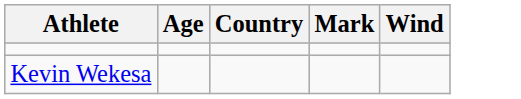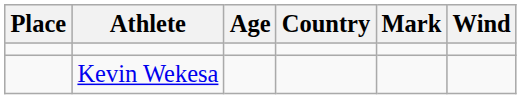+ column: (38, 23)
